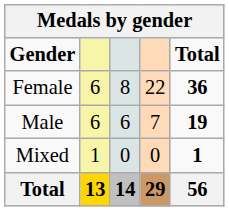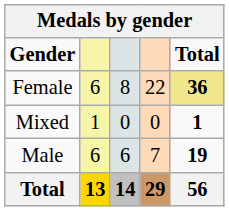(197, 88) no background -> (197, 88) khaki background
rows swapped: (42, 121) <-> (42, 155)
